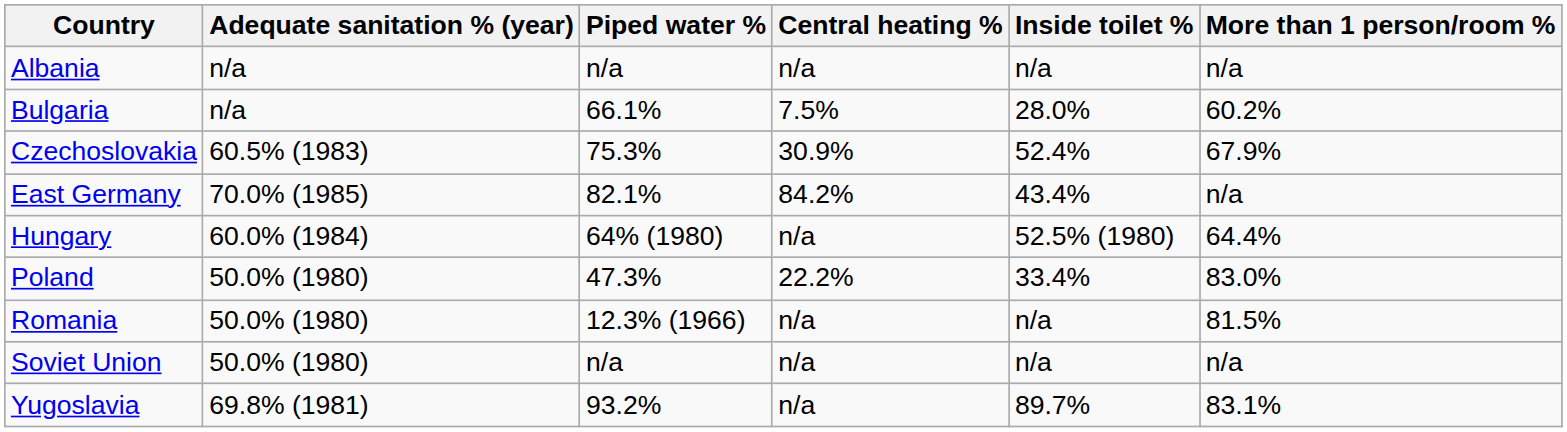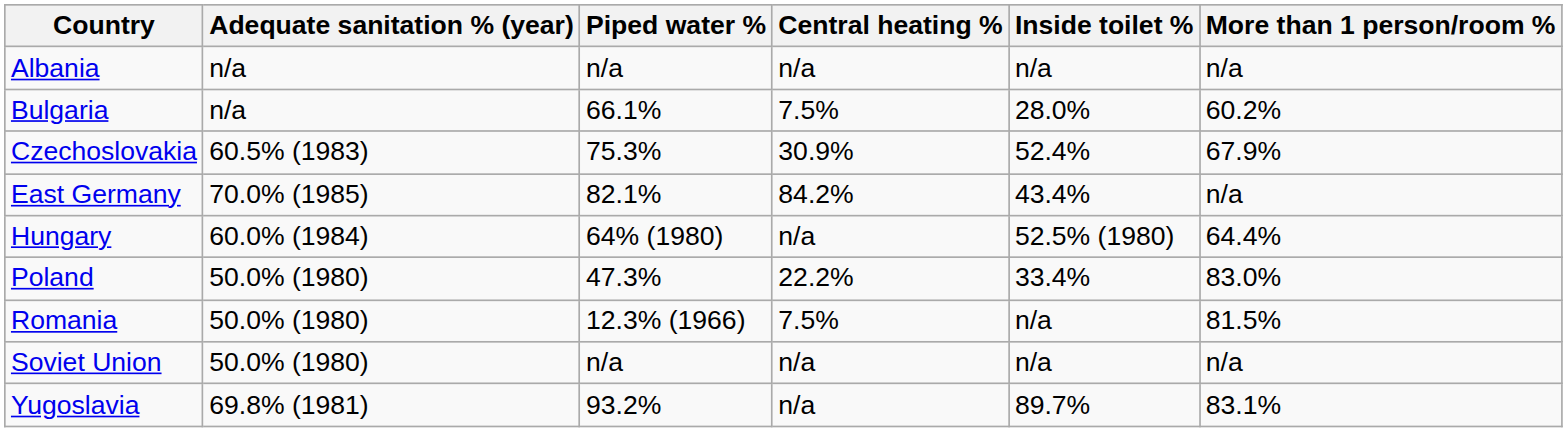(797, 320) n/a -> (809, 320) 7.5%
